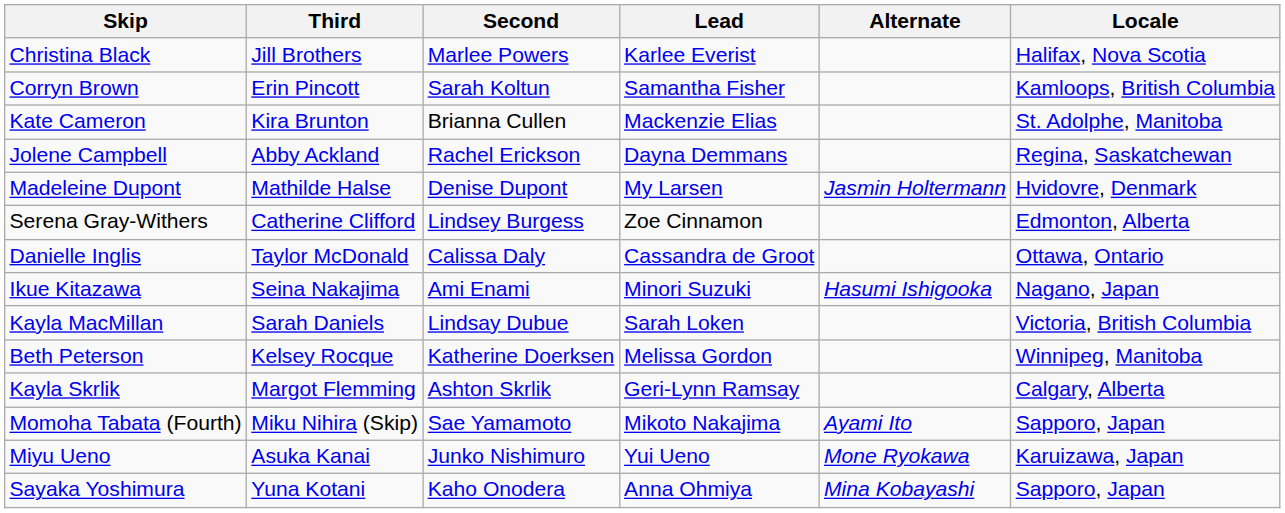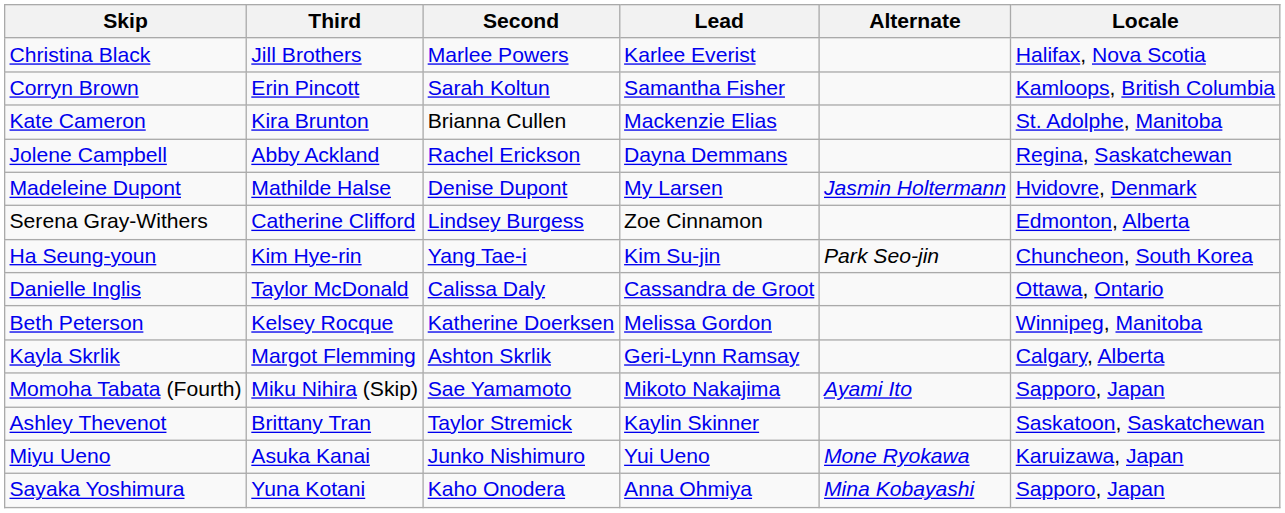+ row: (83, 255)
- row: (75, 289)
- row: (86, 322)
+ row: (88, 423)
